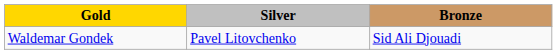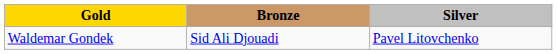columns swapped: (278, 15) <-> (461, 15)
